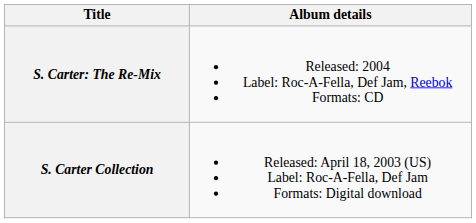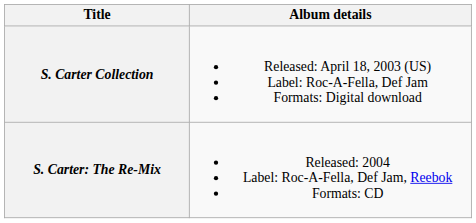rows swapped: (97, 169) <-> (97, 74)
